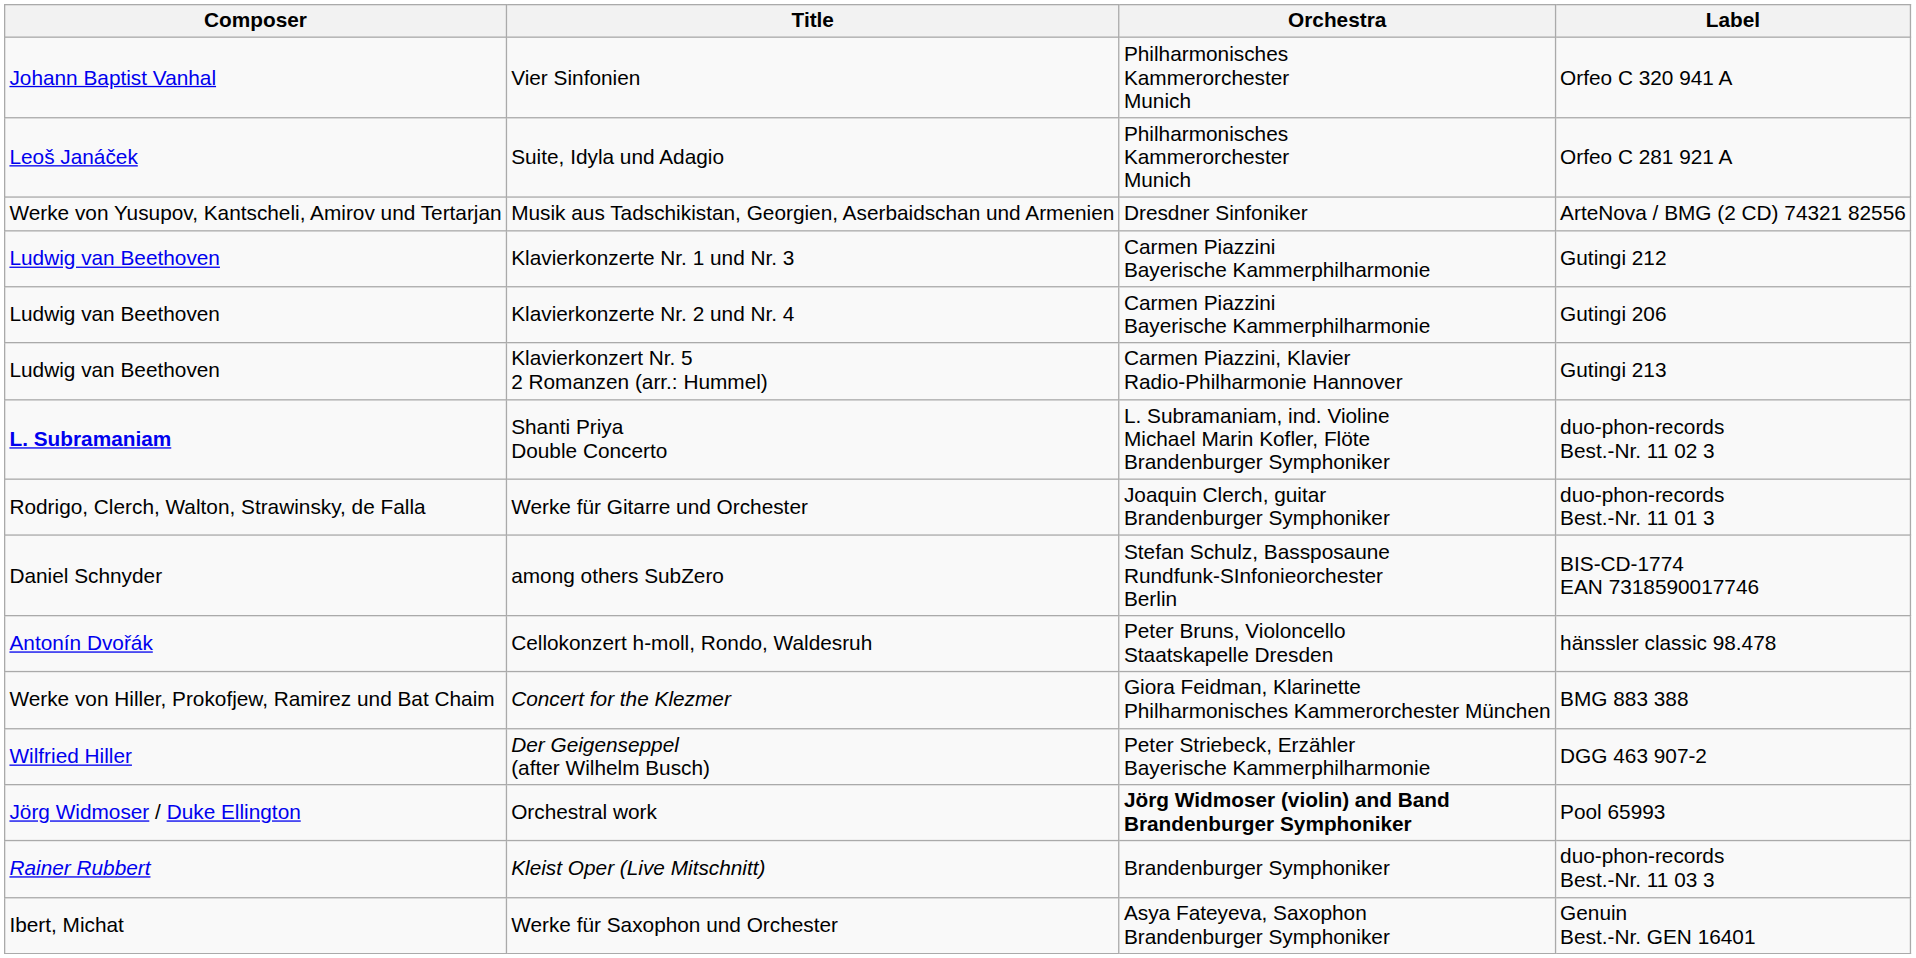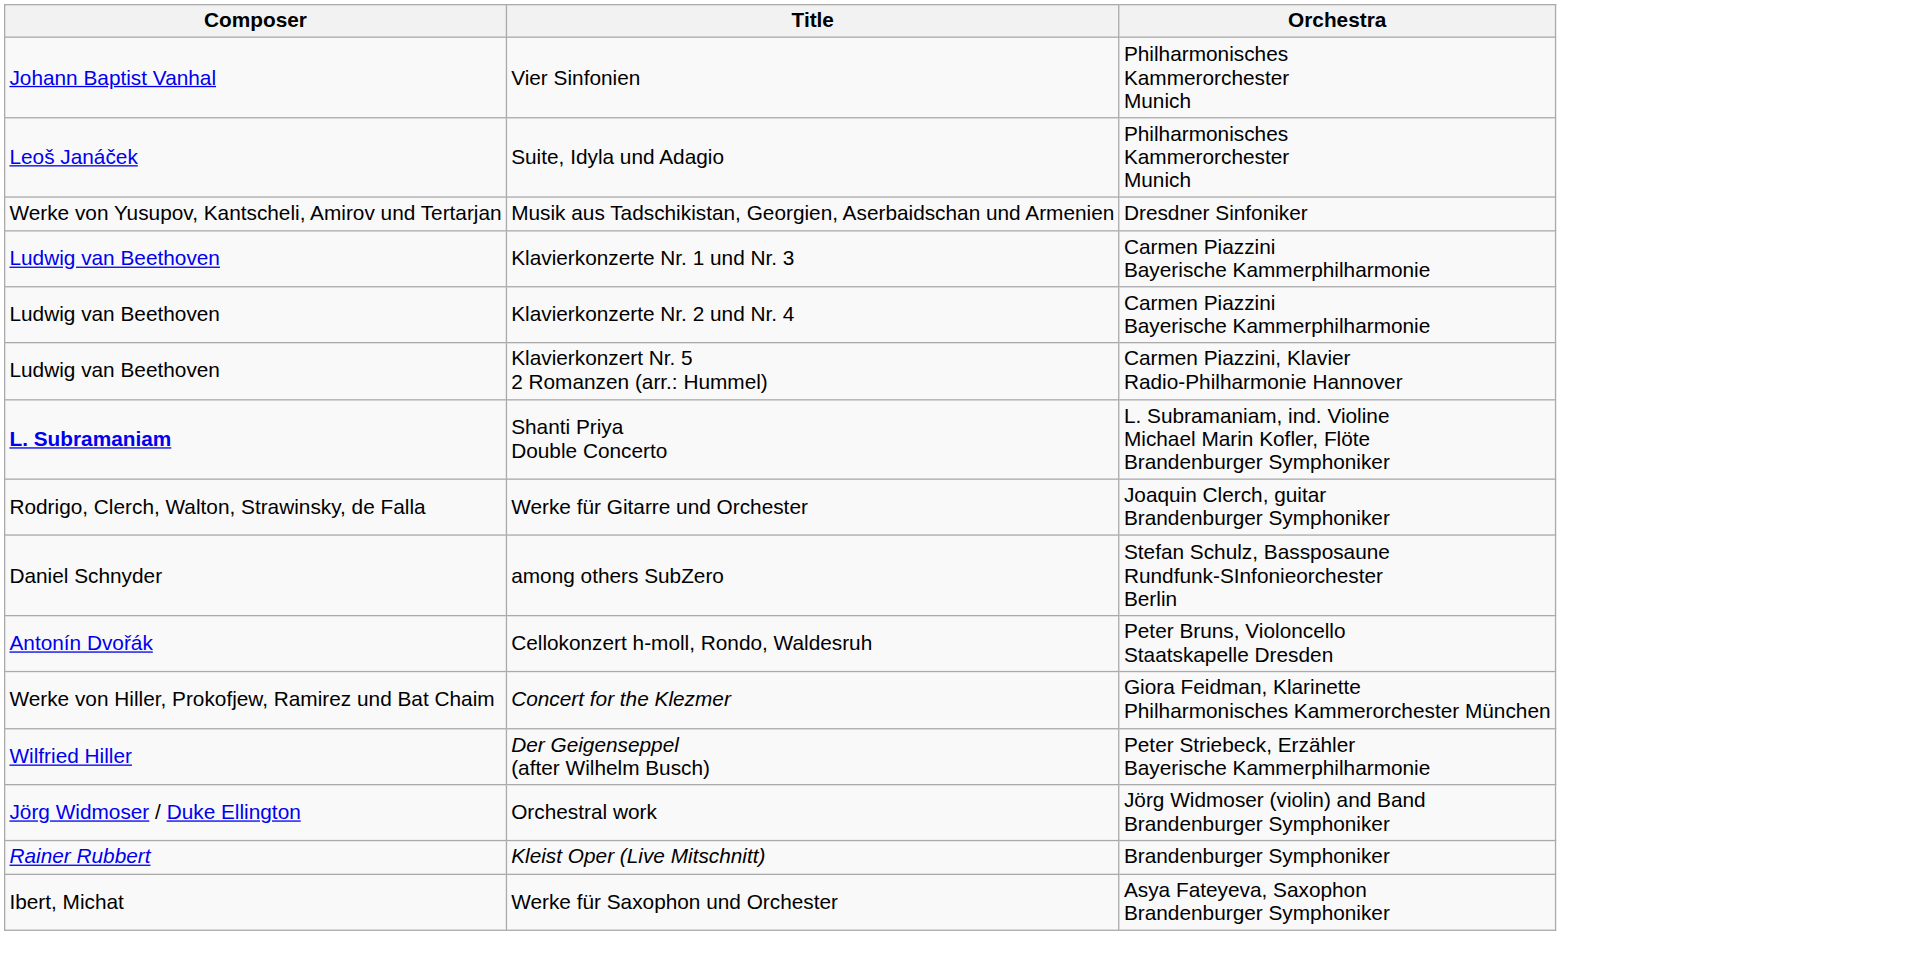- column: (1733, 20)
(1287, 812) bold -> (1275, 812) normal
